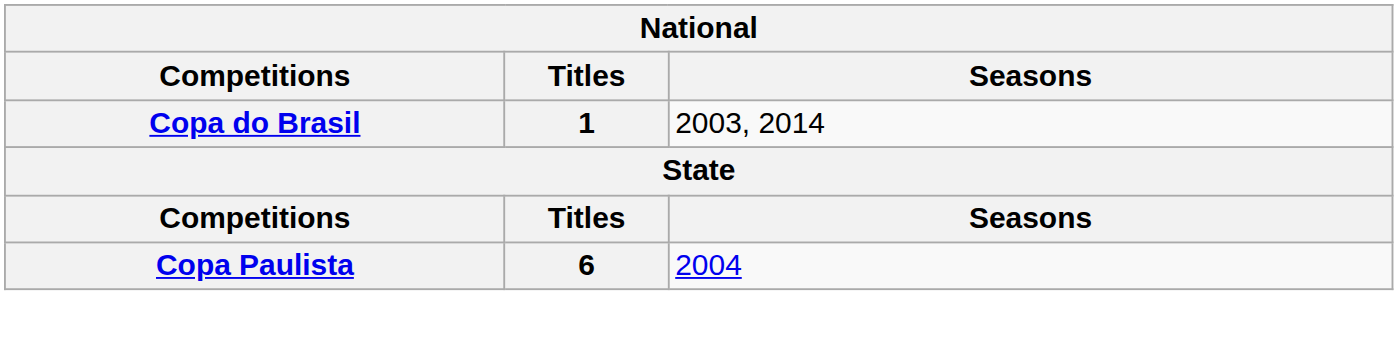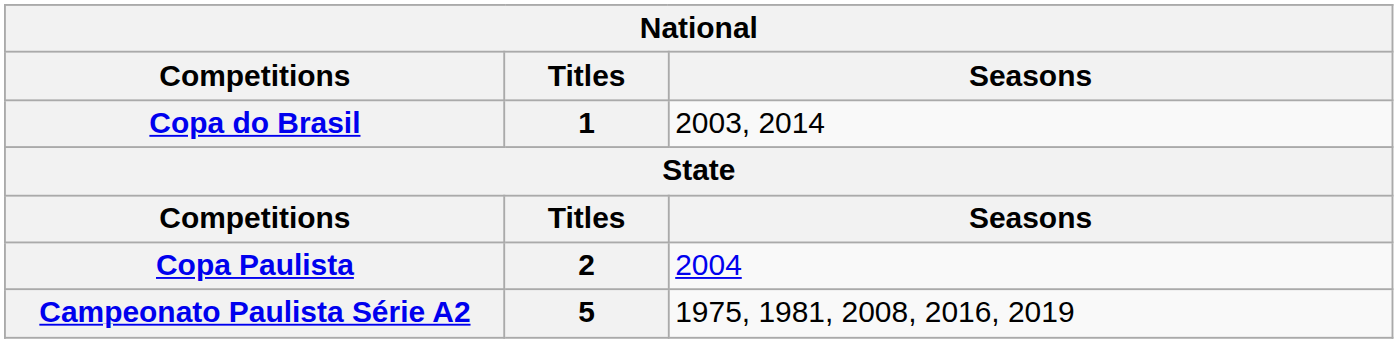(587, 265) 6 -> (587, 265) 2
+ row: (255, 312)
